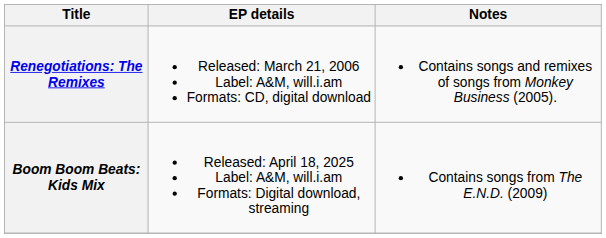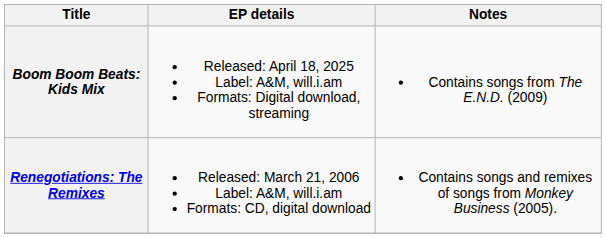rows swapped: (76, 74) <-> (76, 177)
